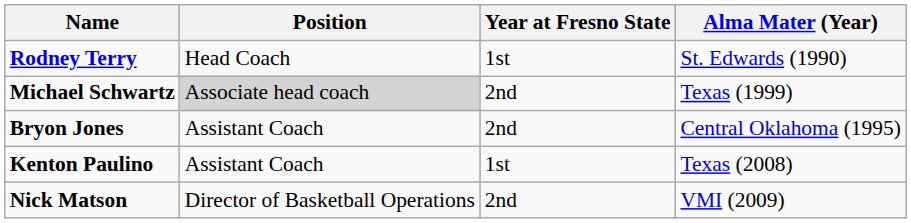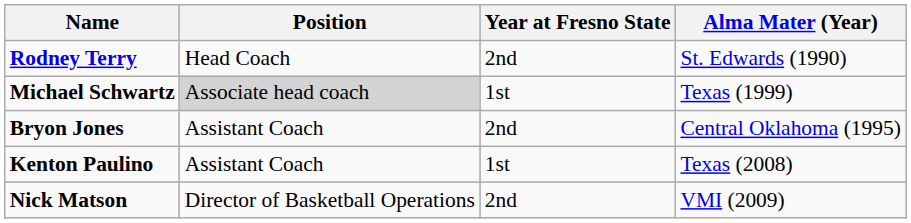(497, 57) 1st -> (501, 57) 2nd
(501, 93) 2nd -> (497, 93) 1st
